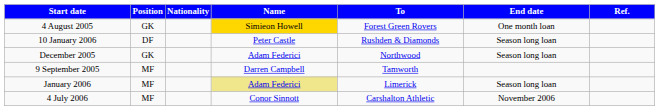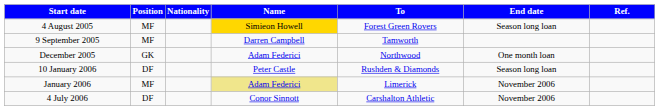(148, 26) GK -> (148, 26) MF
(526, 26) One month loan -> (526, 26) Season long loan
rows swapped: (67, 70) <-> (67, 41)
(526, 55) Season long loan -> (526, 55) One month loan
(526, 84) Season long loan -> (526, 84) November 2006
(148, 99) MF -> (148, 99) DF
